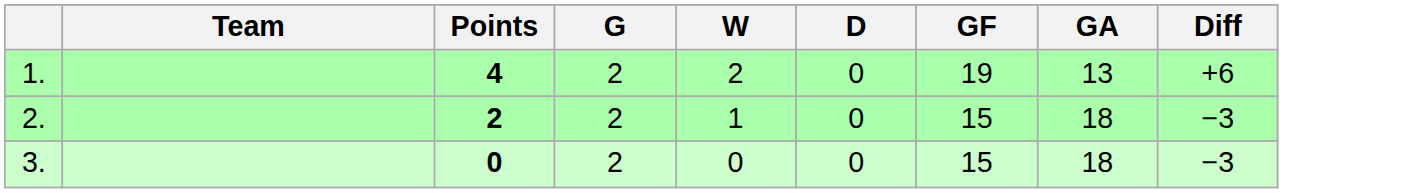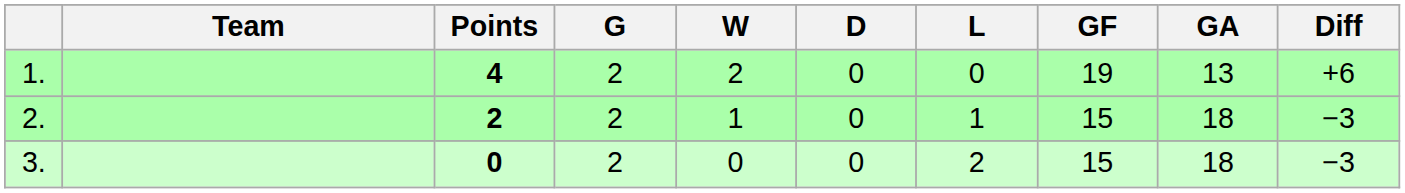+ column: (977, 27)
